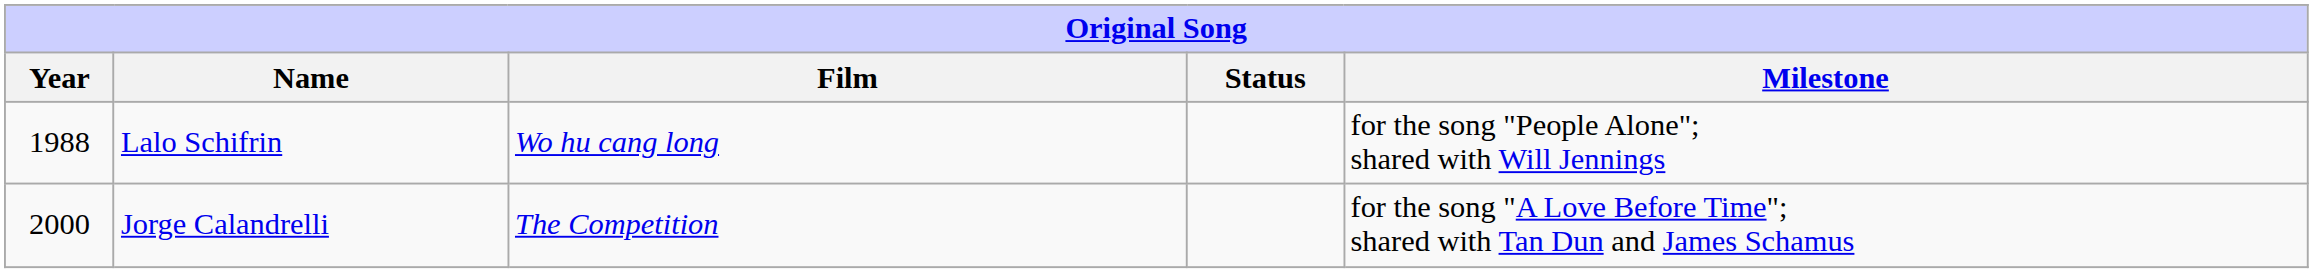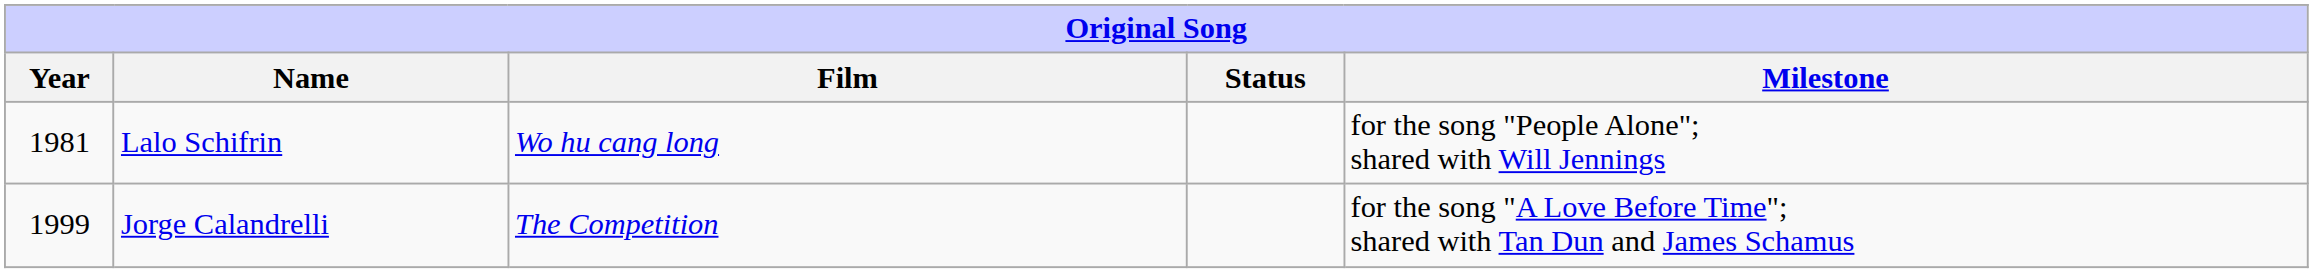(59, 142) 1988 -> (59, 142) 1981
(59, 224) 2000 -> (59, 224) 1999
